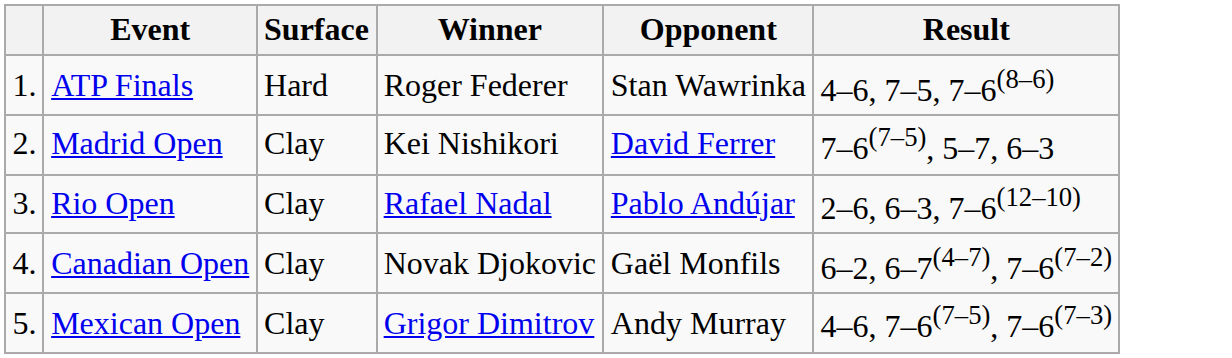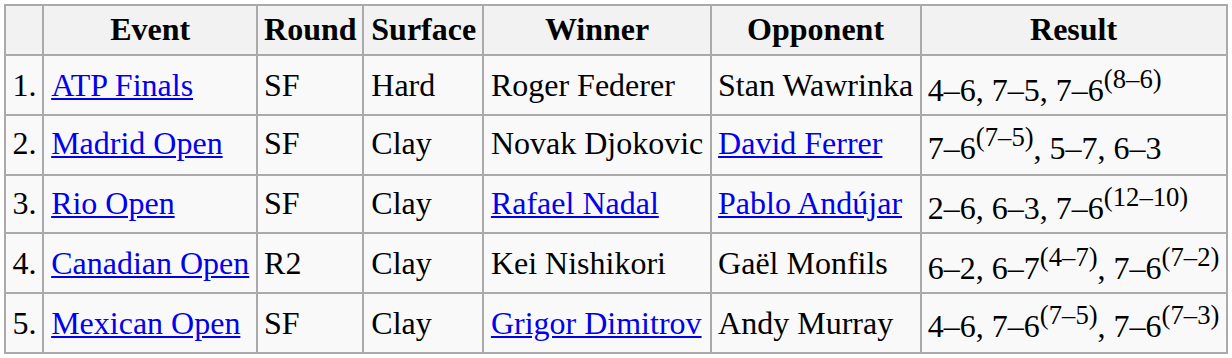+ column: (310, 29)
(471, 144) Kei Nishikori -> (597, 144) Novak Djokovic
(490, 263) Novak Djokovic -> (578, 263) Kei Nishikori
